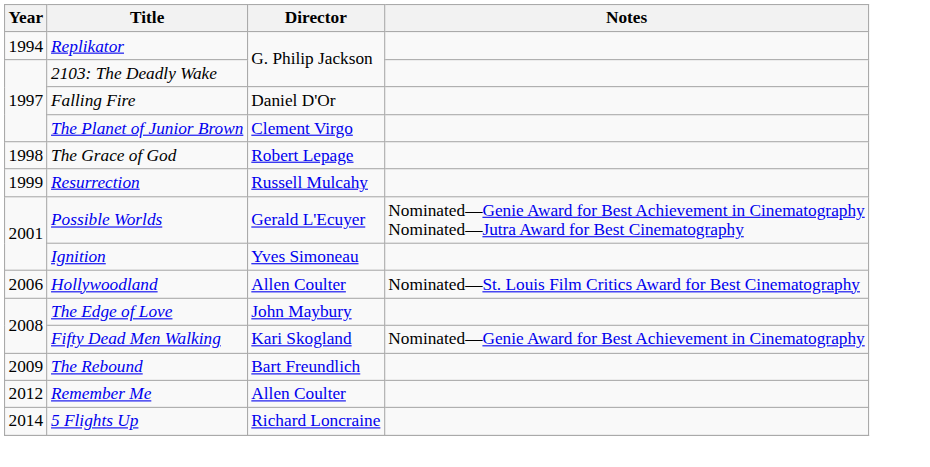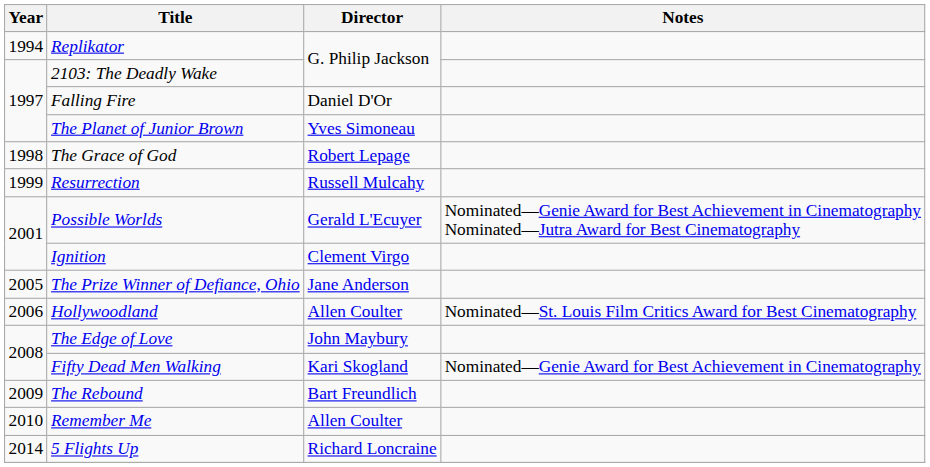(302, 127) Clement Virgo -> (361, 127) Yves Simoneau
(305, 256) Yves Simoneau -> (358, 256) Clement Virgo
+ row: (175, 284)
(26, 393) 2012 -> (26, 421) 2010
